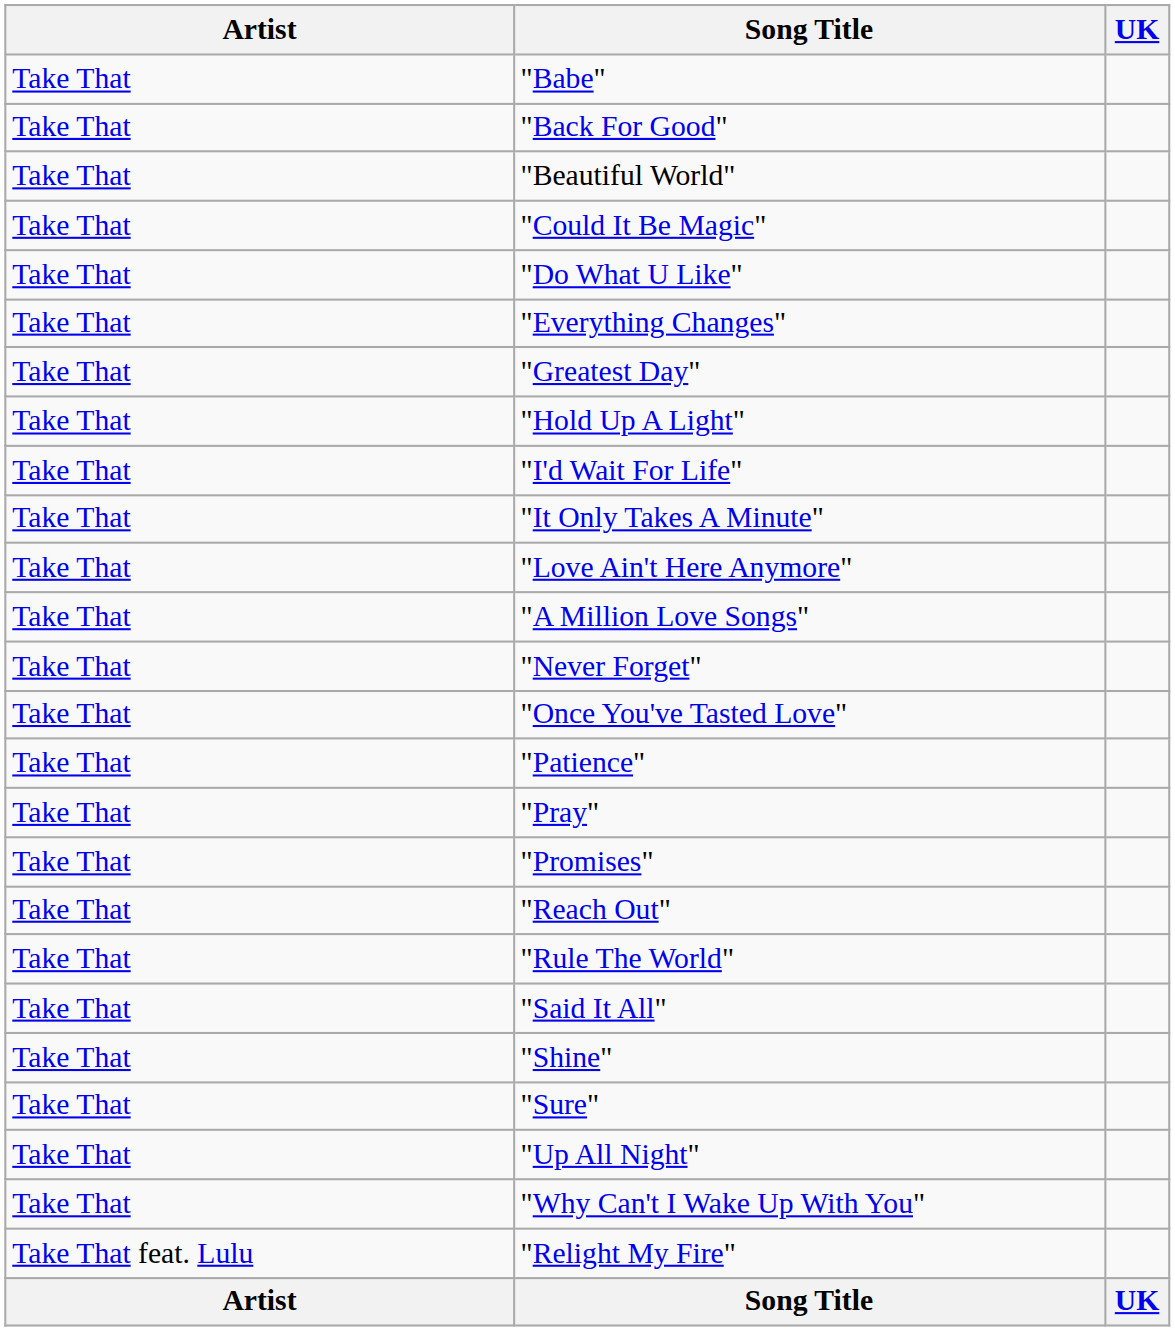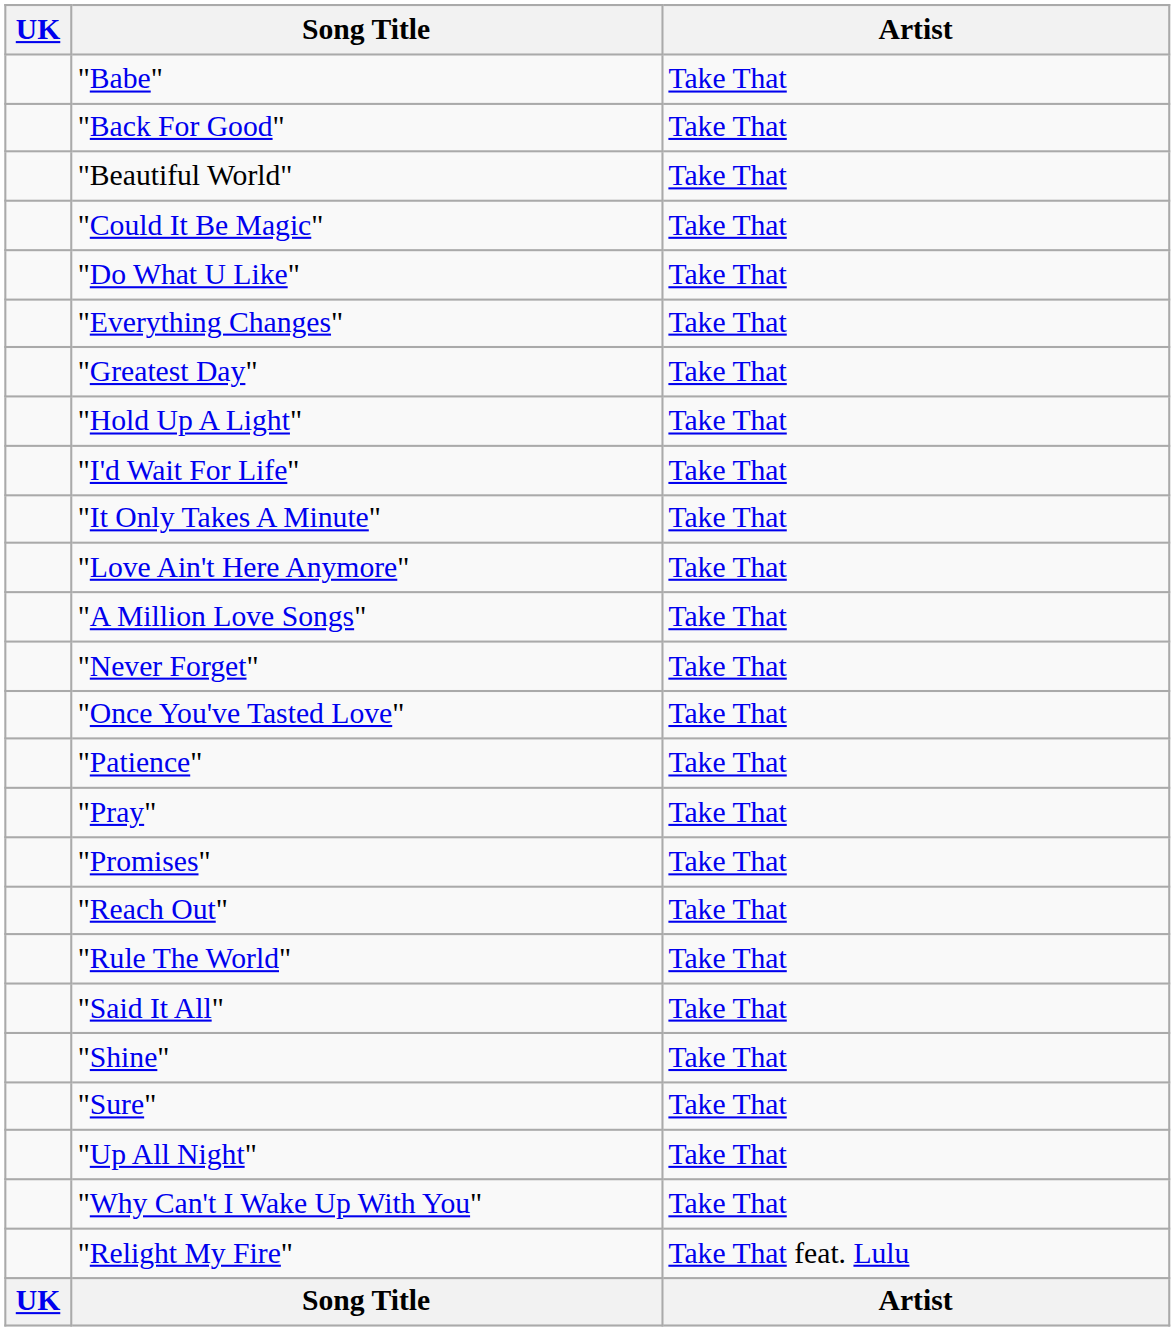columns swapped: (259, 28) <-> (1137, 28)
